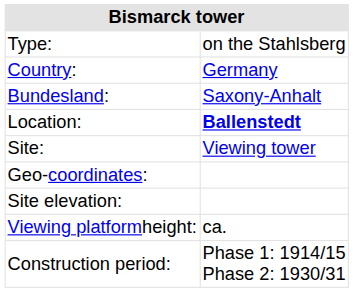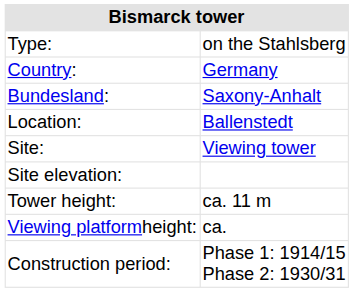(252, 122) bold -> (248, 122) normal
- row: (78, 174)
+ row: (62, 201)
